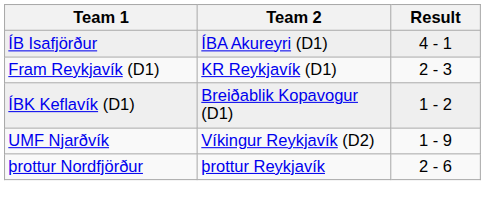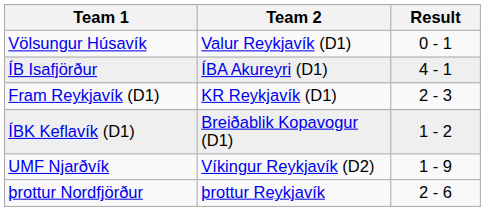+ row: (77, 43)
